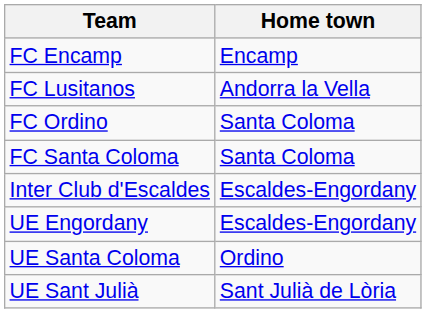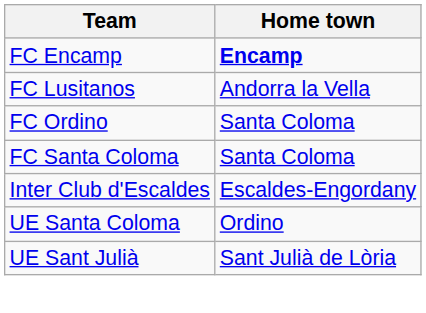(259, 55) normal -> (261, 55) bold
- row: (79, 223)
